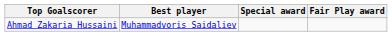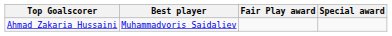columns swapped: (347, 11) <-> (273, 11)
